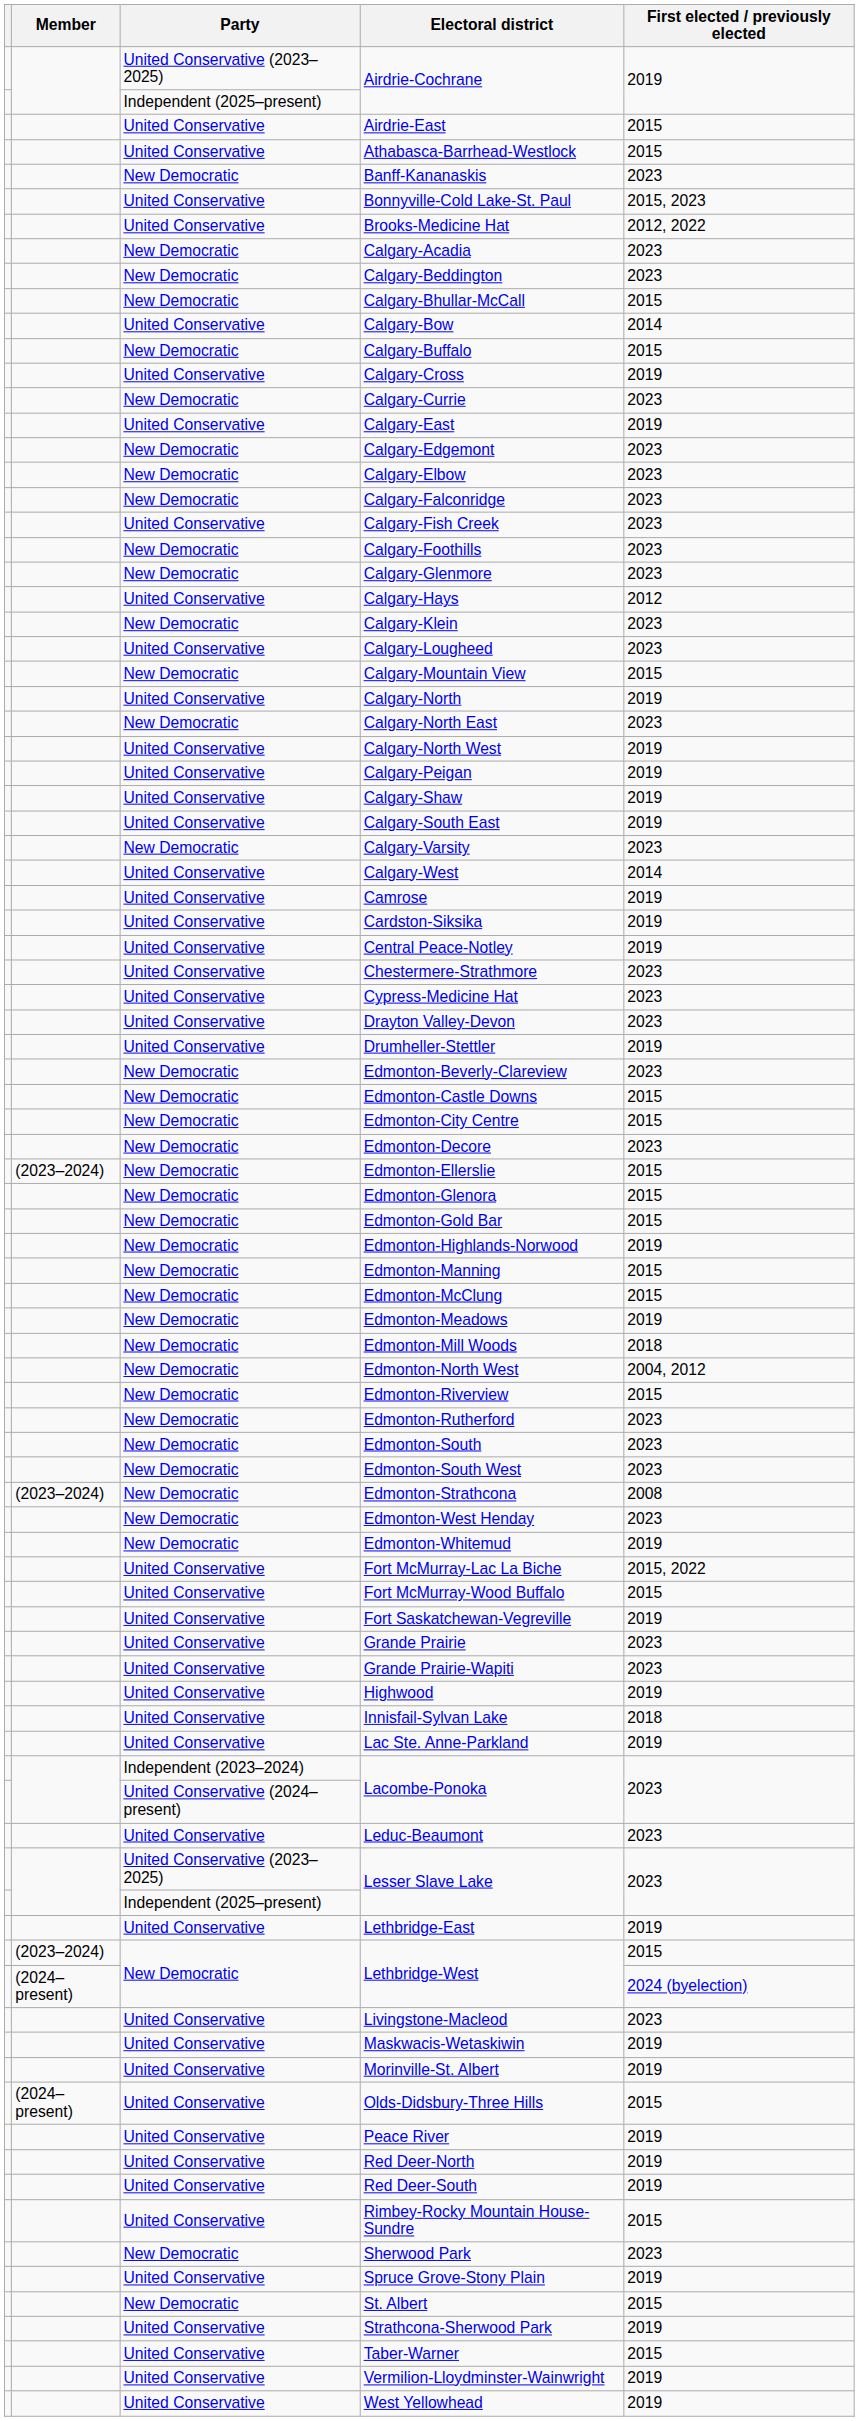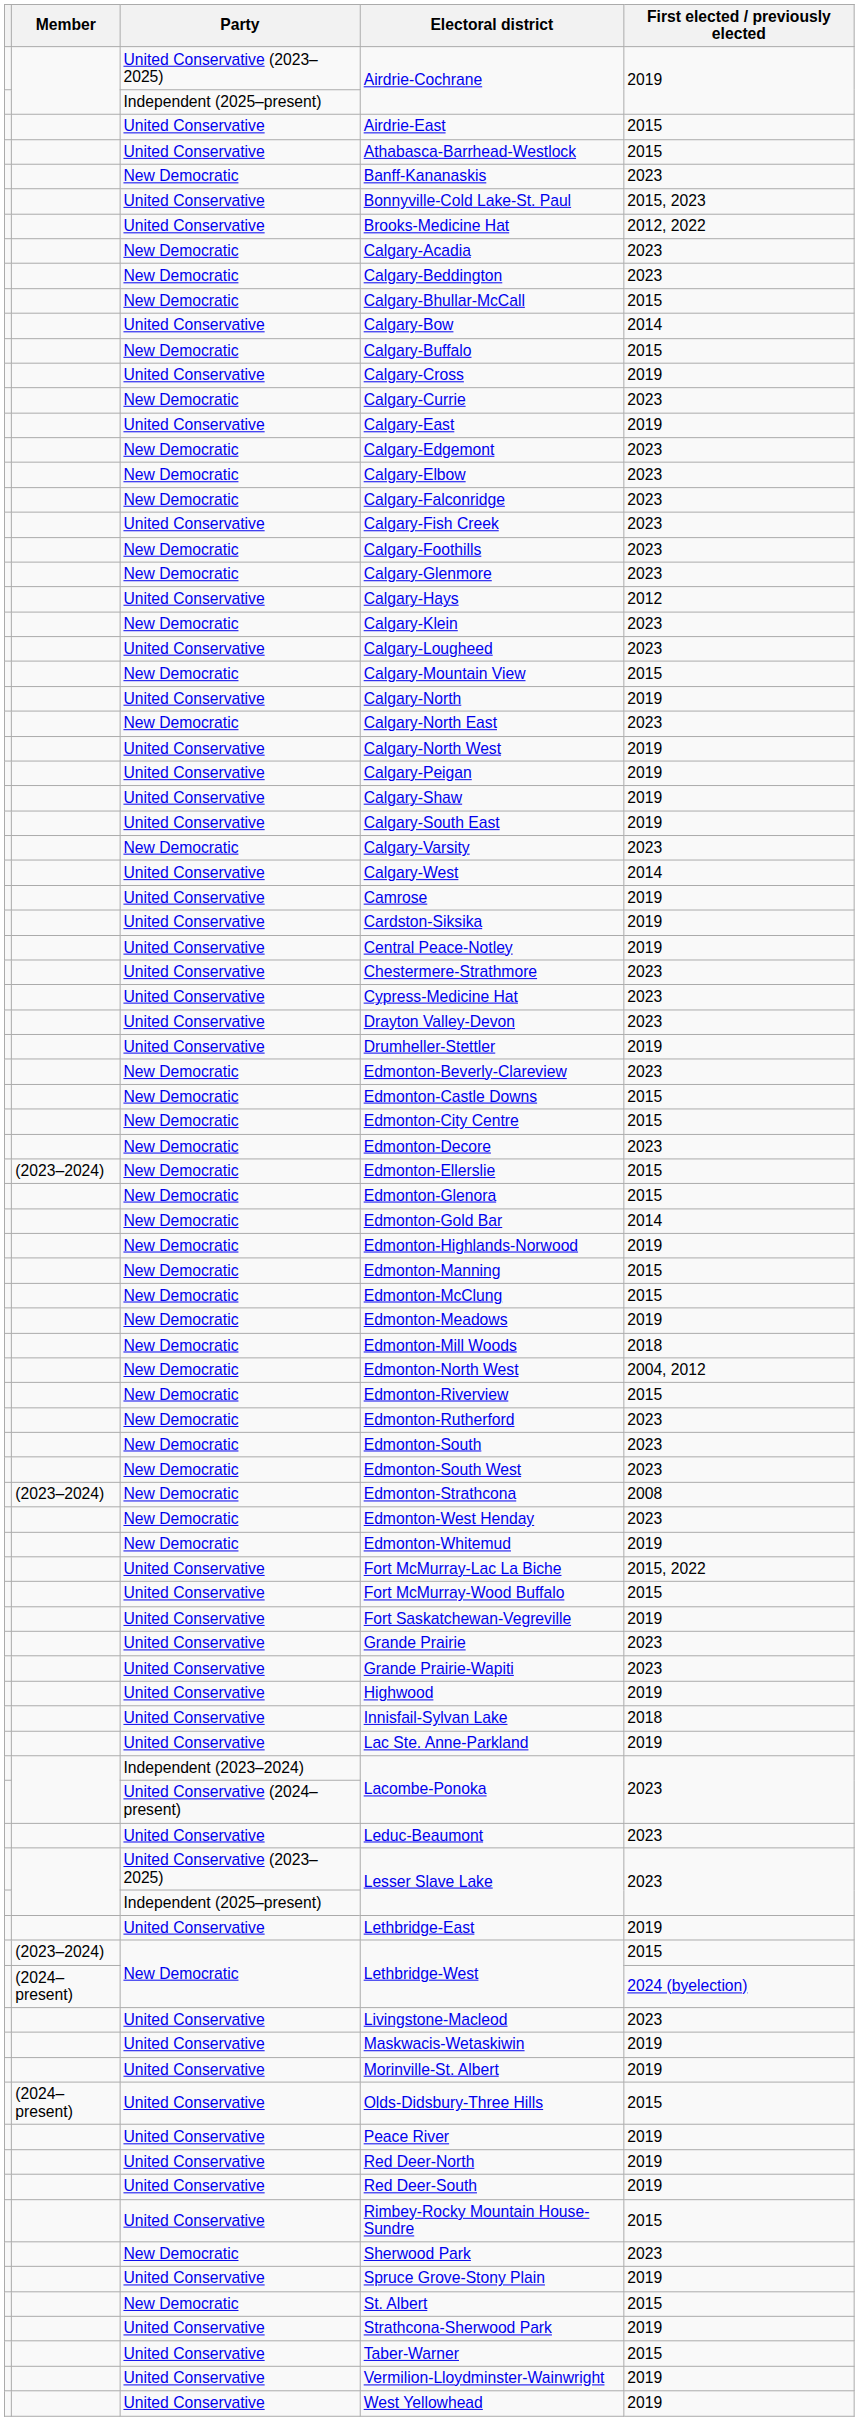(645, 1220) 2015 -> (645, 1220) 2014
